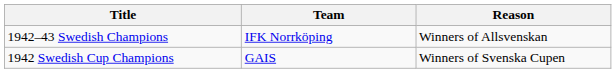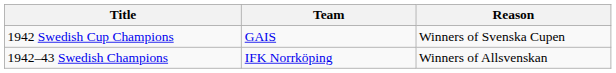rows swapped: (88, 36) <-> (91, 57)
